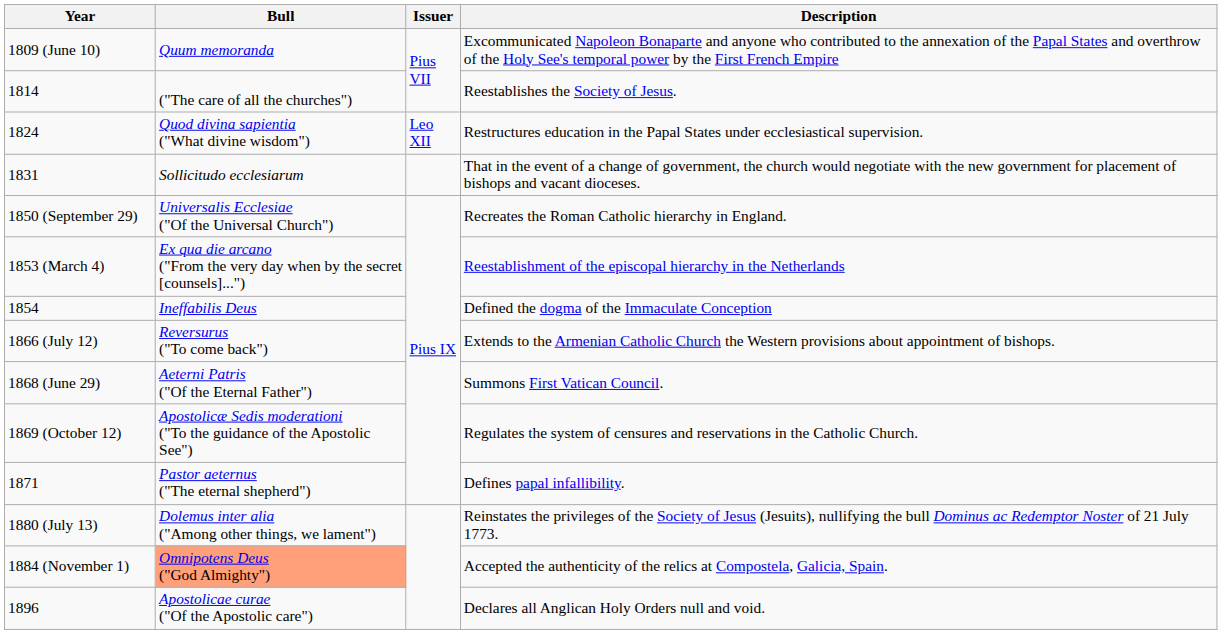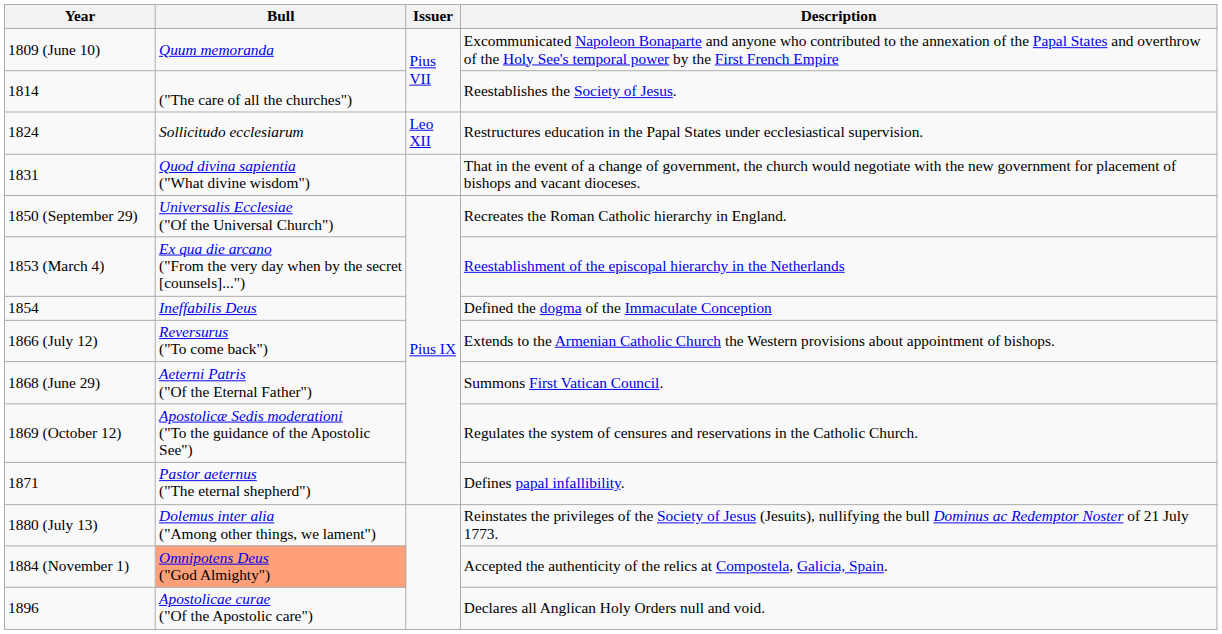(234, 132) Quod divina sapientia ("What divine wisdom") -> (231, 132) Sollicitudo ecclesiarum
(231, 174) Sollicitudo ecclesiarum -> (234, 174) Quod divina sapientia ("What divine wisdom")
